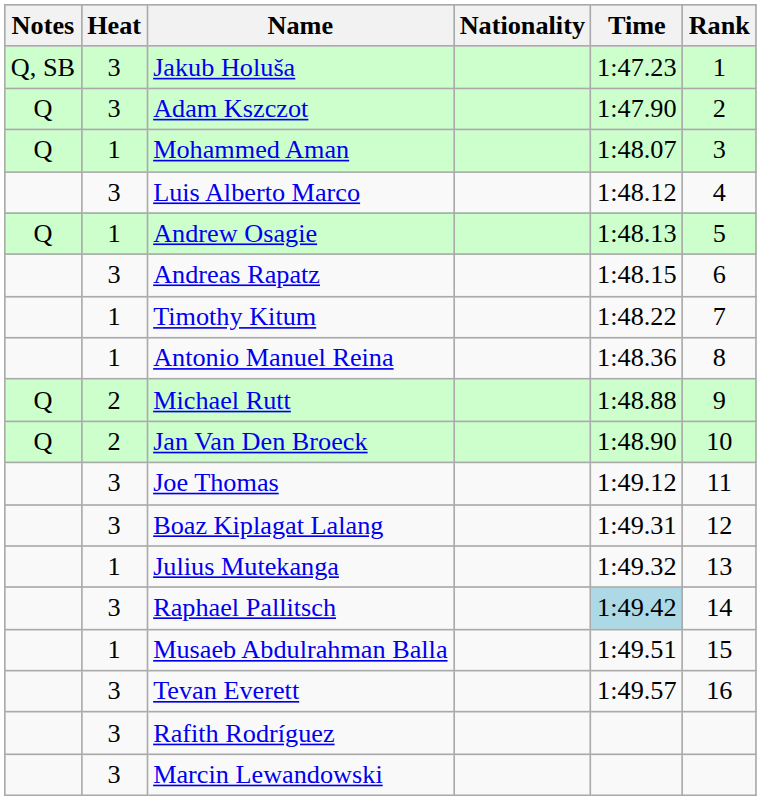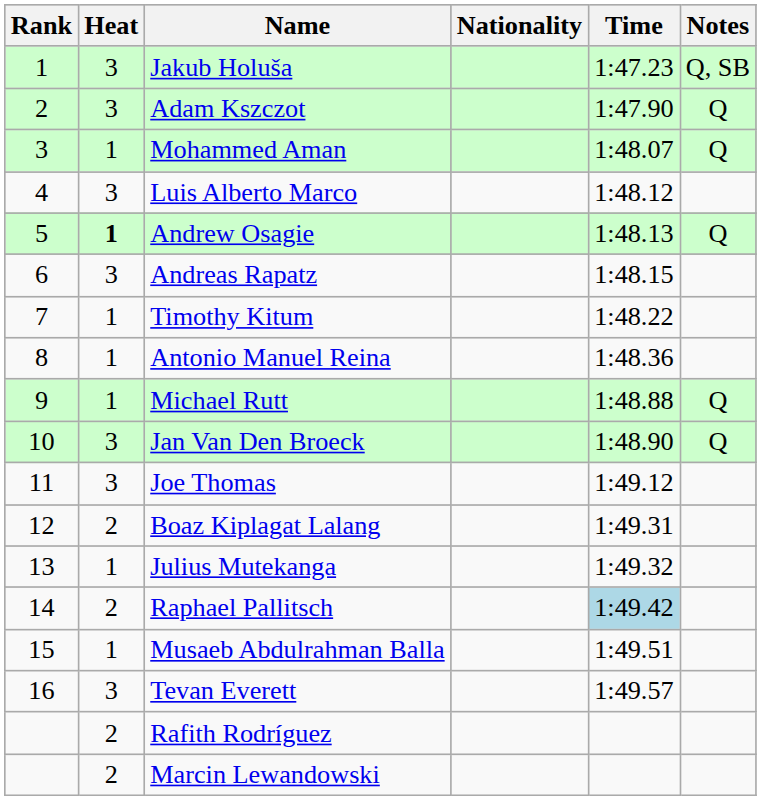columns swapped: (719, 25) <-> (43, 25)
(114, 233) normal -> (111, 233) bold
(114, 399) 2 -> (111, 399) 1
(114, 441) 2 -> (111, 441) 3
(114, 524) 3 -> (111, 524) 2
(114, 607) 3 -> (111, 607) 2
(114, 732) 3 -> (111, 732) 2
(114, 774) 3 -> (111, 774) 2
